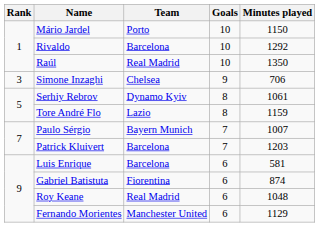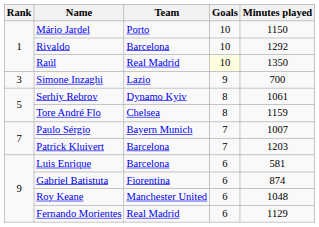(225, 63) no background -> (225, 63) lightyellow background
(143, 79) Chelsea -> (139, 79) Lazio
(277, 79) 706 -> (277, 79) 700
(139, 113) Lazio -> (143, 113) Chelsea
(153, 197) Real Madrid -> (167, 197) Manchester United
(167, 213) Manchester United -> (153, 213) Real Madrid
